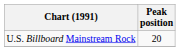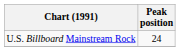(157, 38) 20 -> (157, 38) 24
